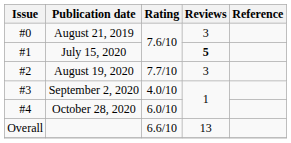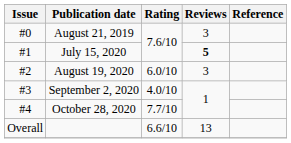(162, 71) 7.7/10 -> (162, 71) 6.0/10
(162, 109) 6.0/10 -> (162, 109) 7.7/10
